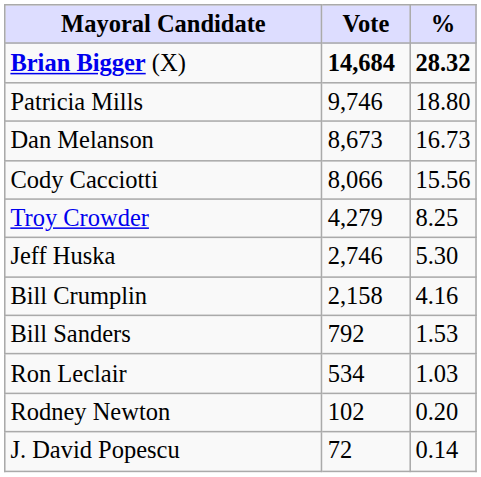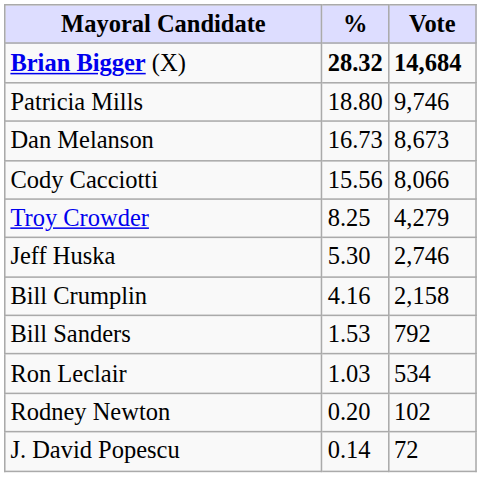columns swapped: (366, 23) <-> (443, 23)
